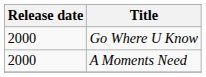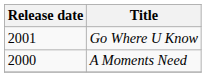(22, 38) 2000 -> (22, 38) 2001
